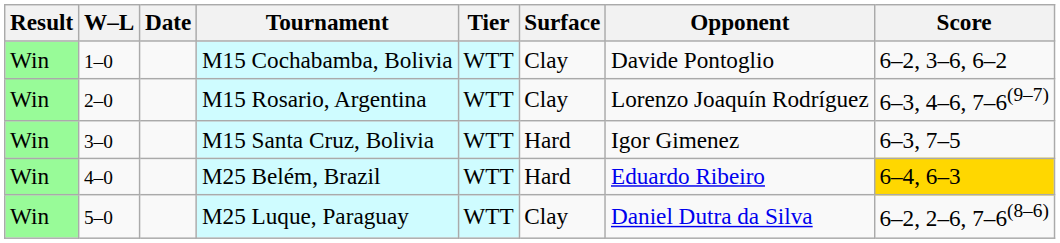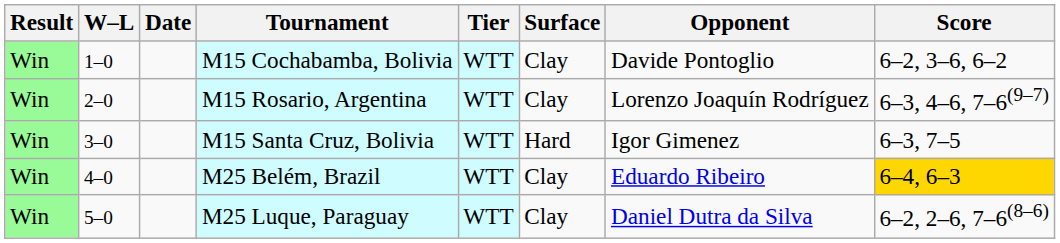(547, 176) Hard -> (546, 176) Clay
